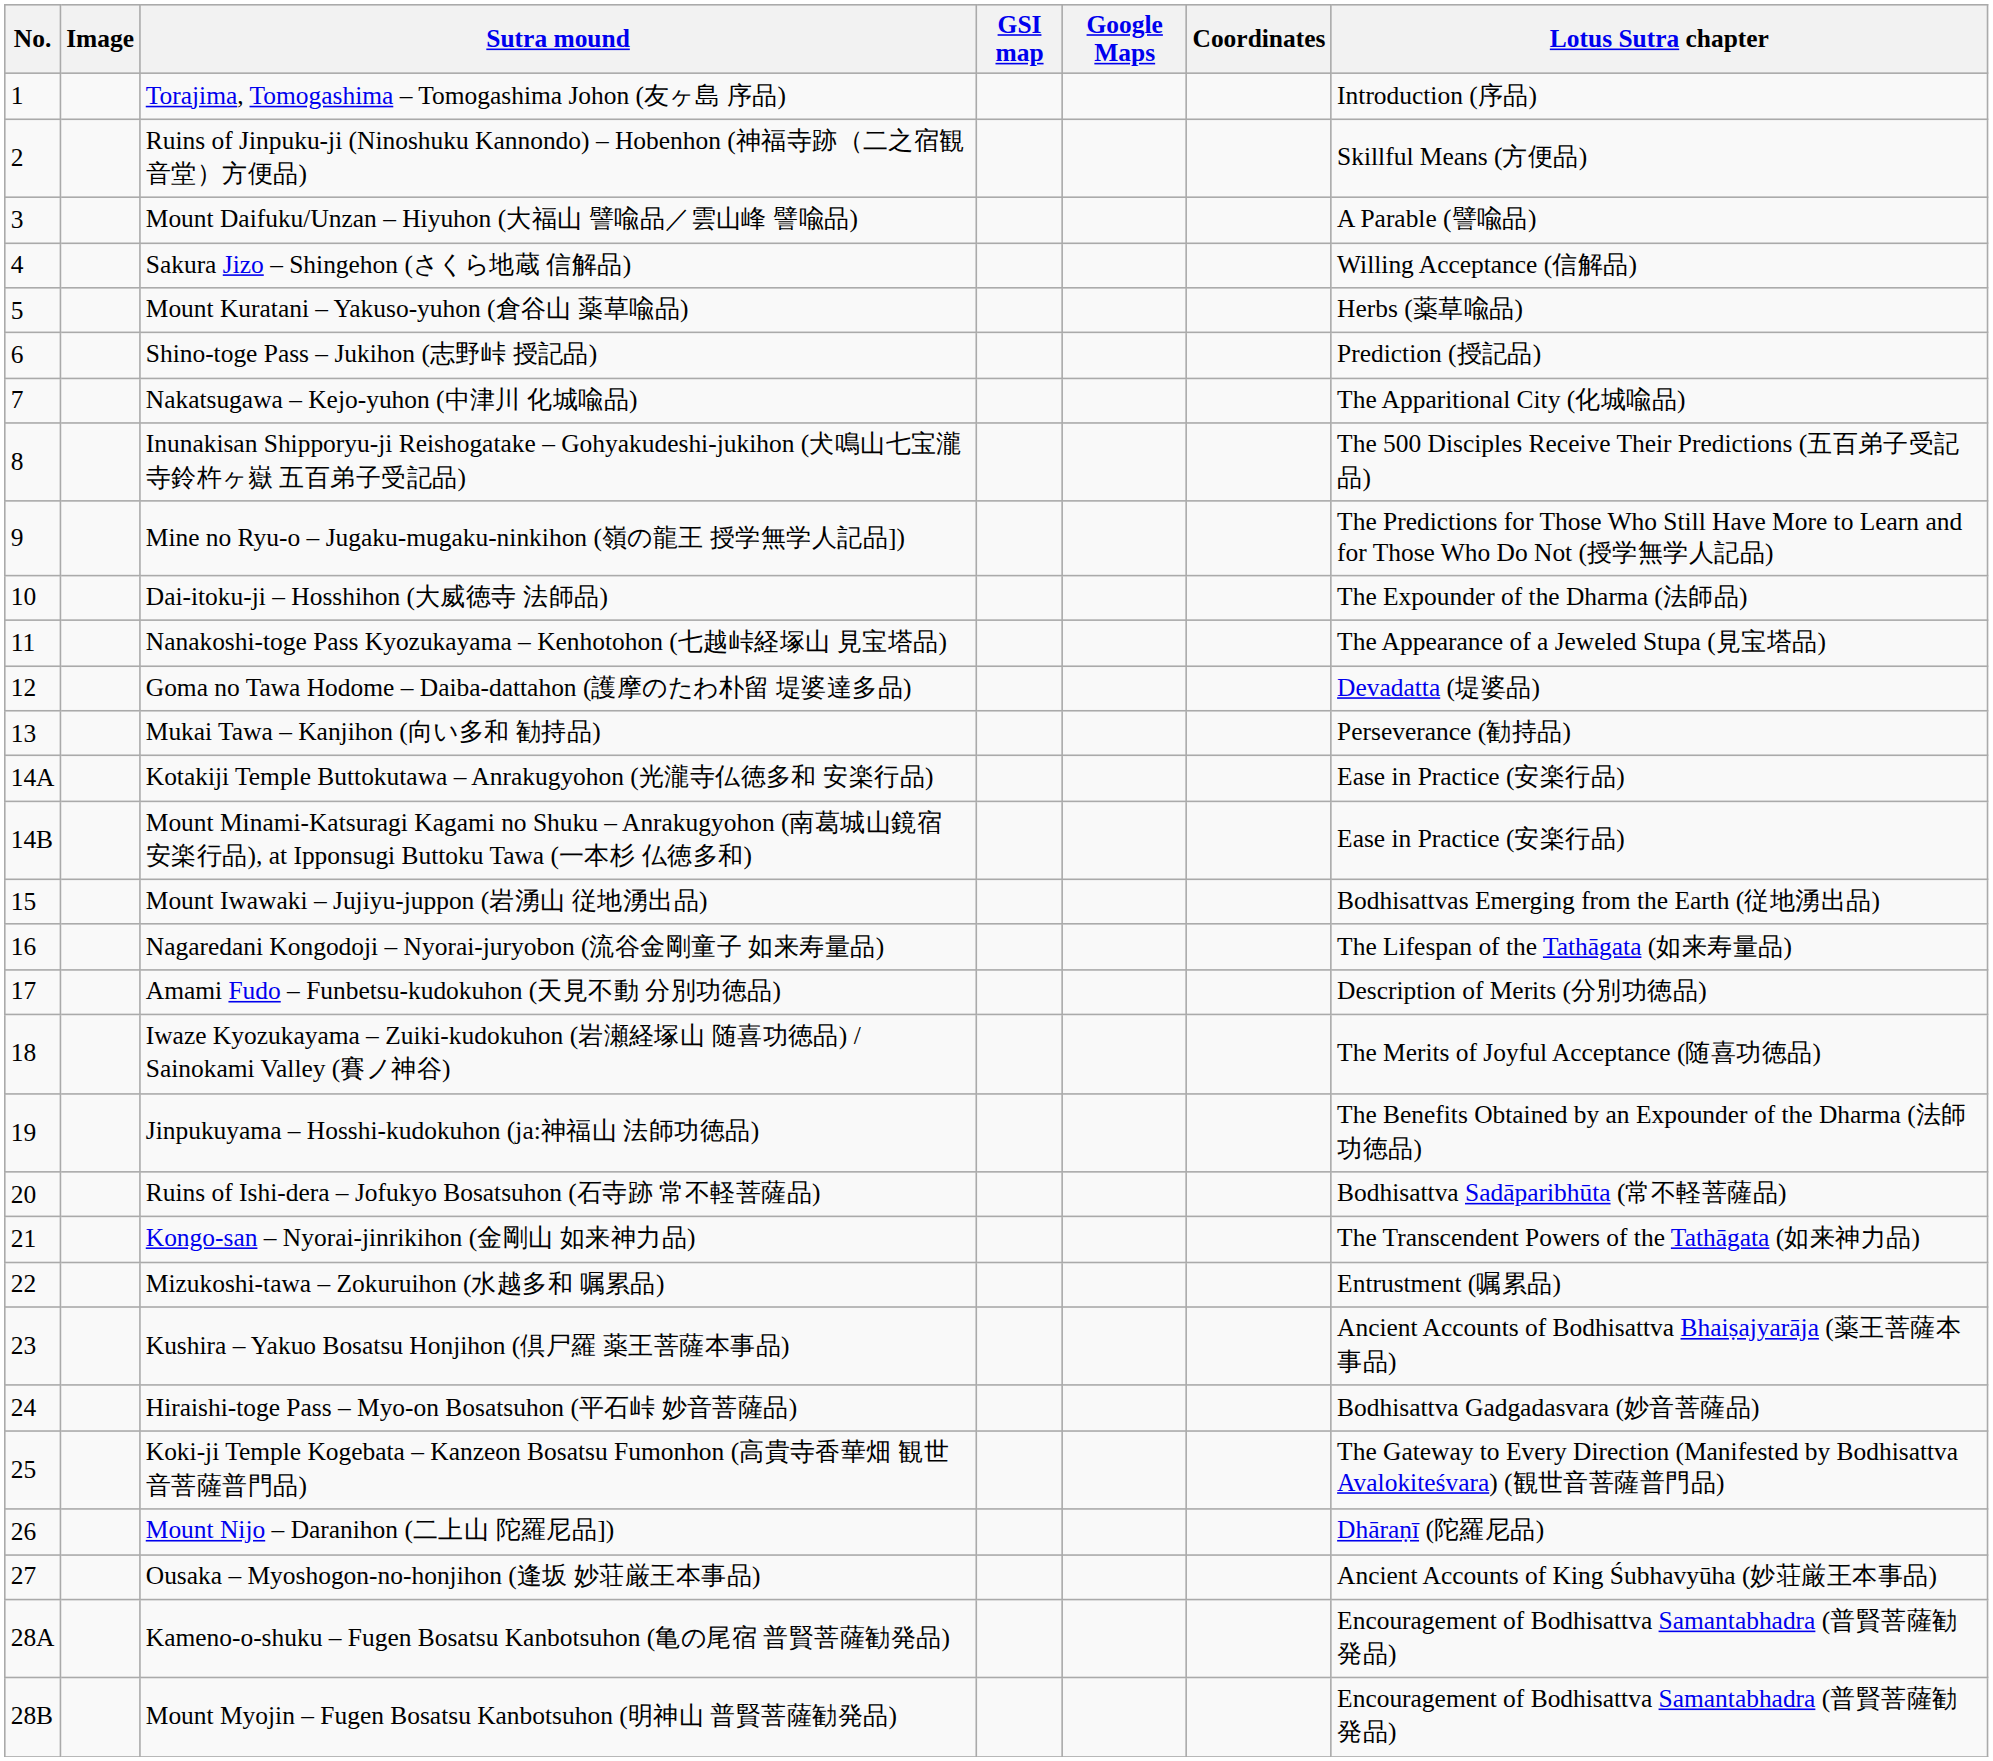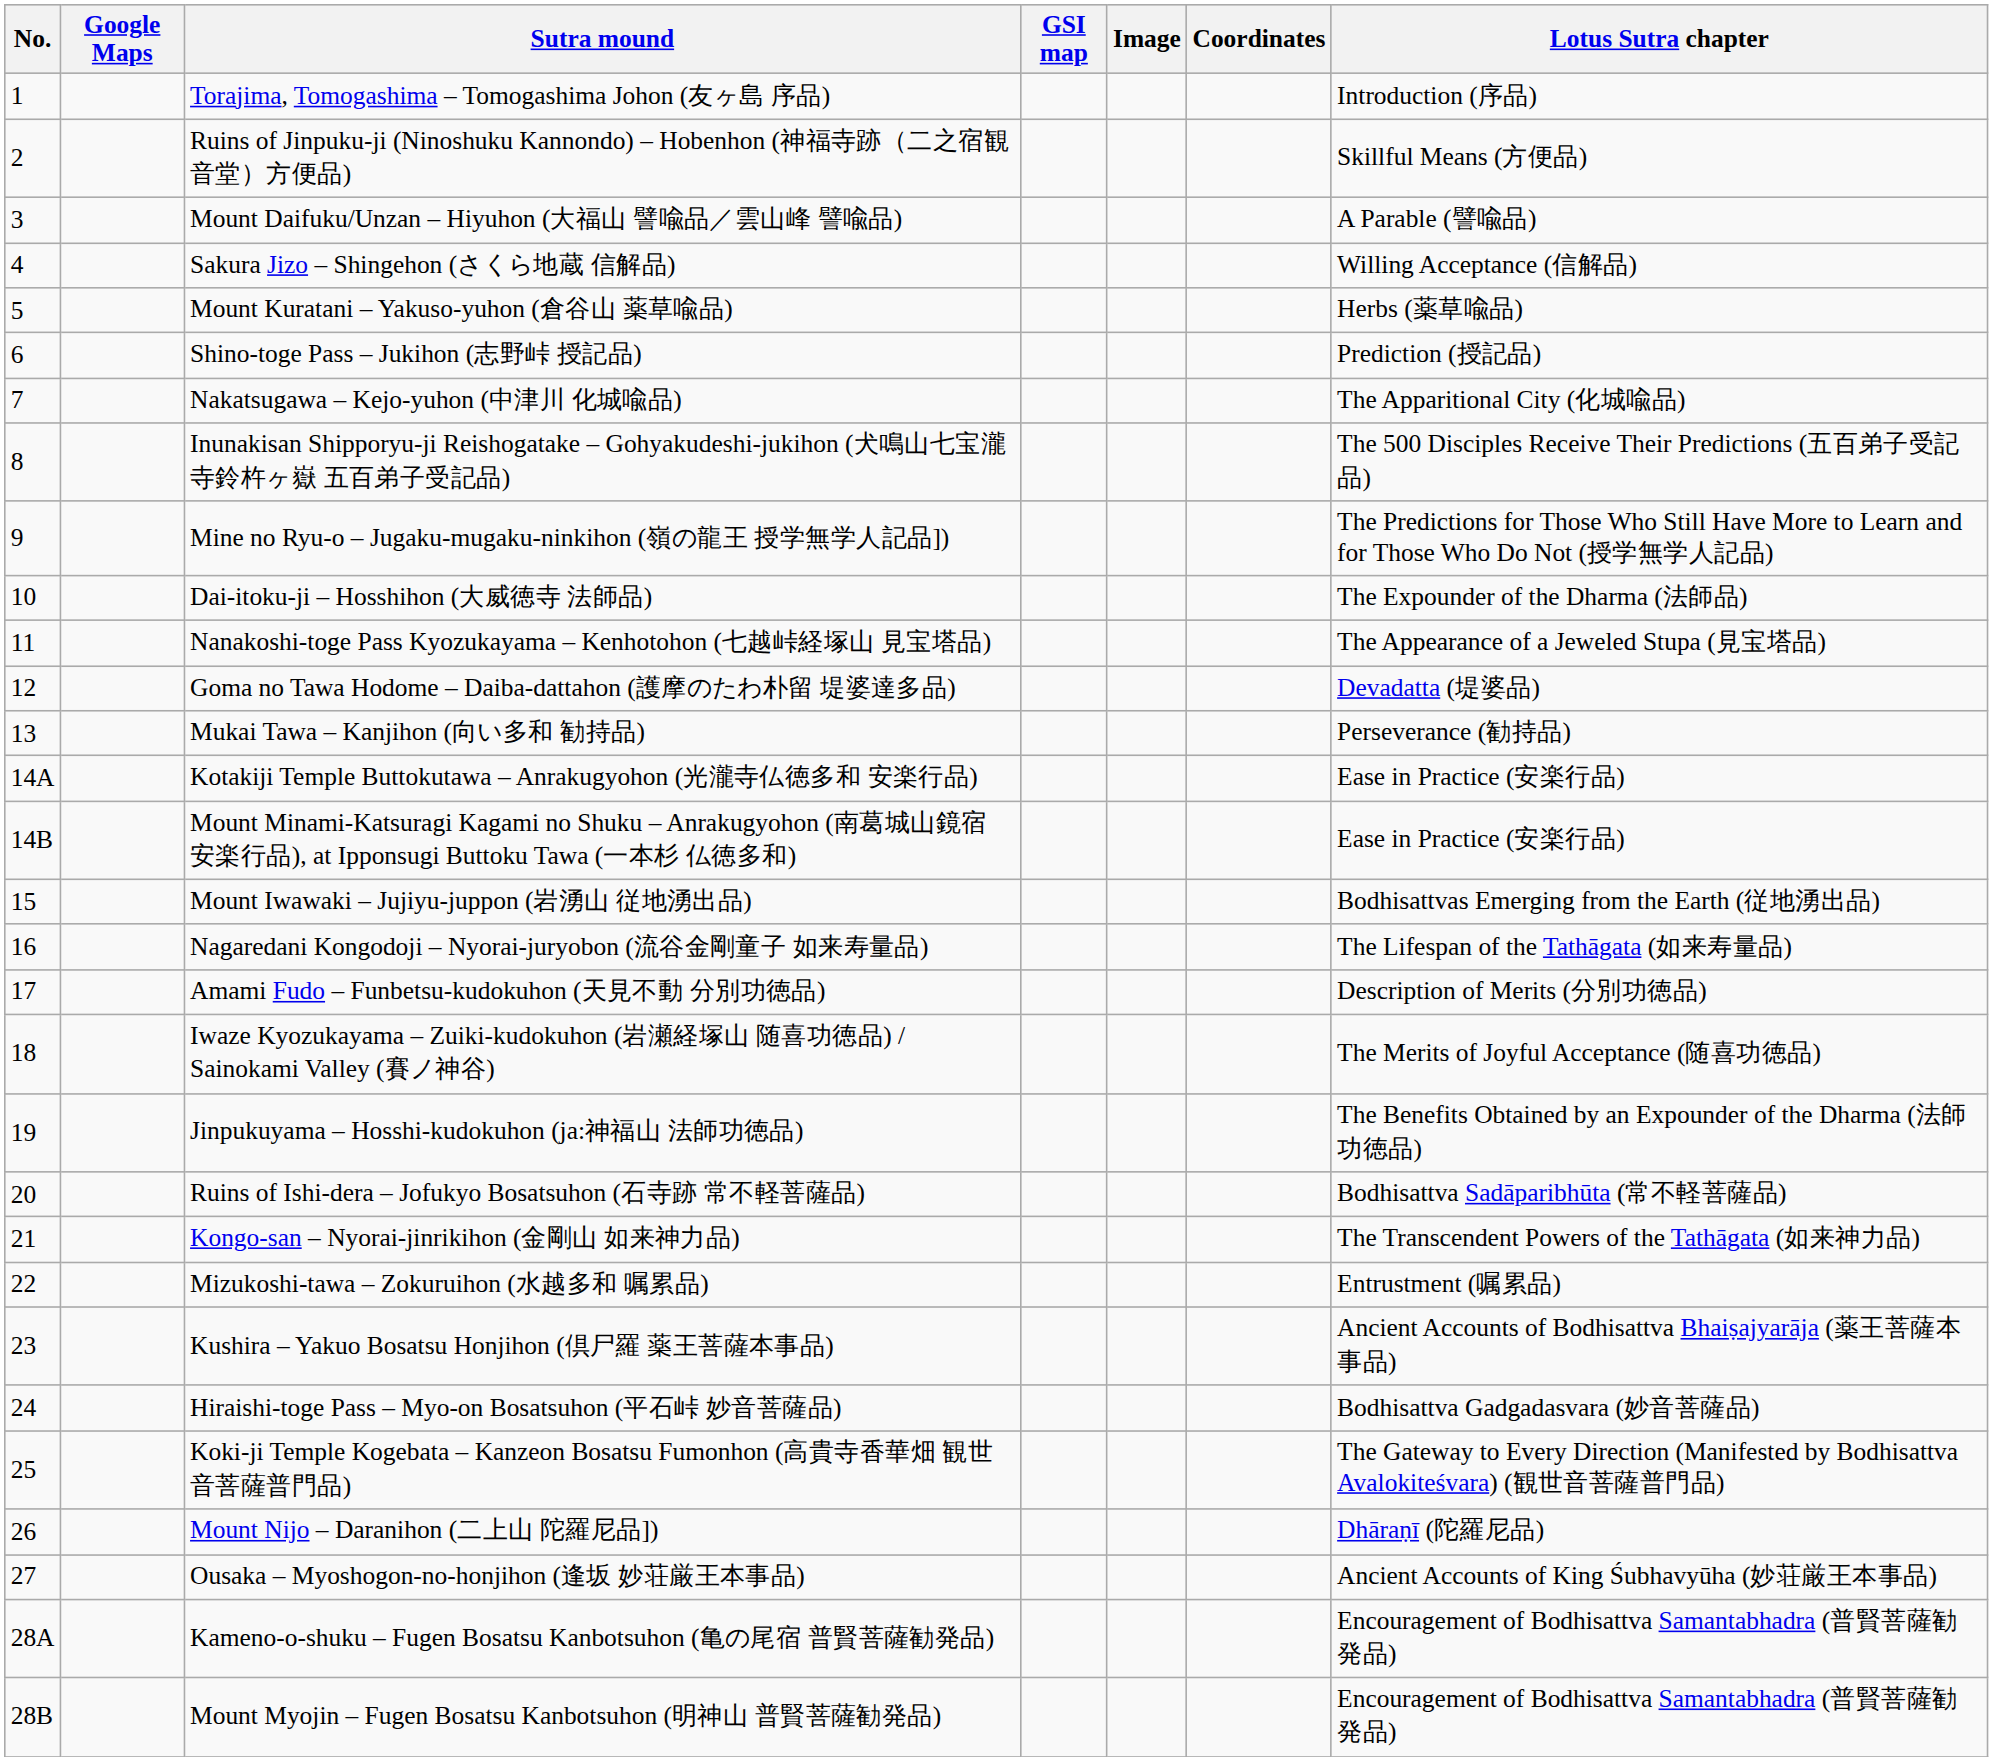columns swapped: (100, 38) <-> (1125, 38)
